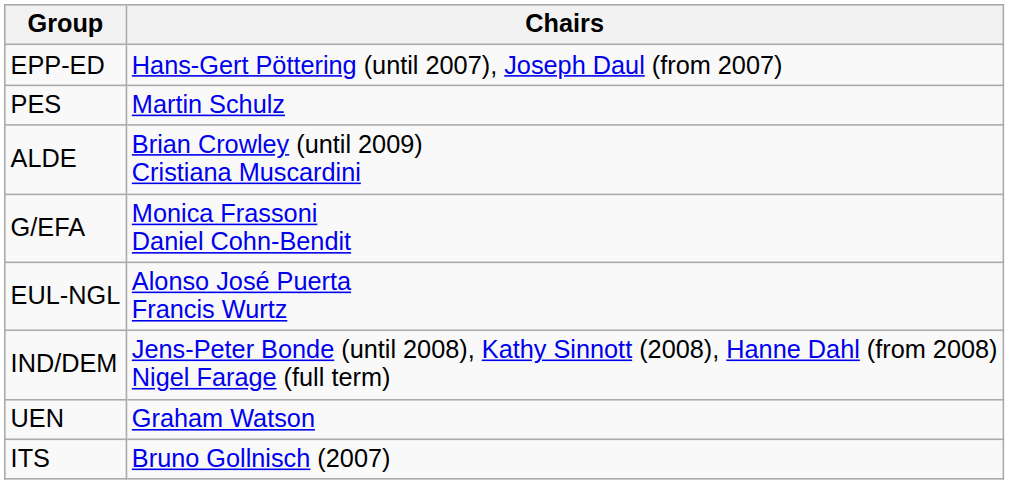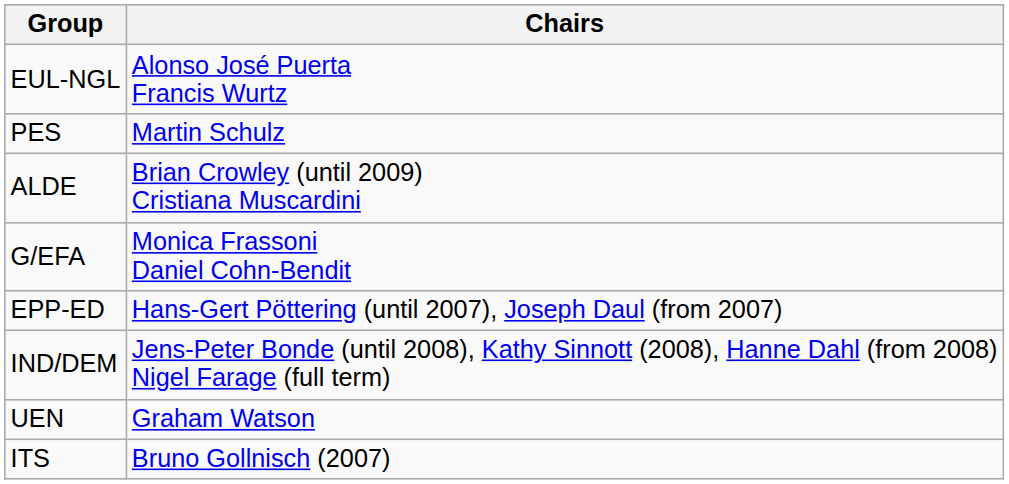rows swapped: (58, 64) <-> (65, 296)
